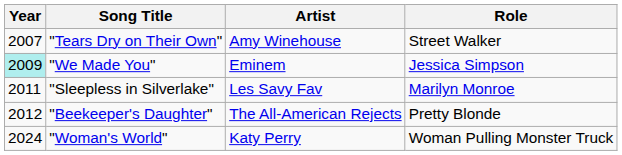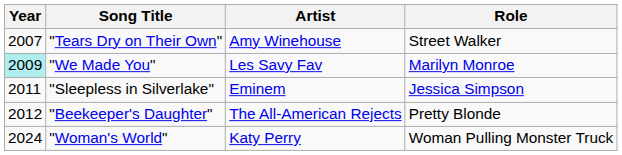(257, 65) Eminem -> (276, 65) Les Savy Fav
(466, 65) Jessica Simpson -> (462, 65) Marilyn Monroe
(276, 89) Les Savy Fav -> (257, 89) Eminem
(462, 89) Marilyn Monroe -> (466, 89) Jessica Simpson
